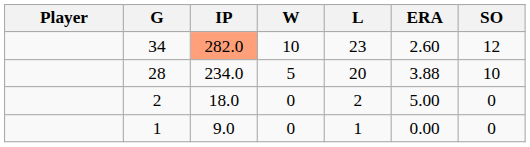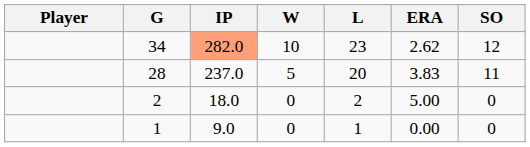(425, 45) 2.60 -> (425, 45) 2.62
(224, 73) 234.0 -> (224, 73) 237.0
(425, 73) 3.88 -> (425, 73) 3.83
(492, 73) 10 -> (492, 73) 11
